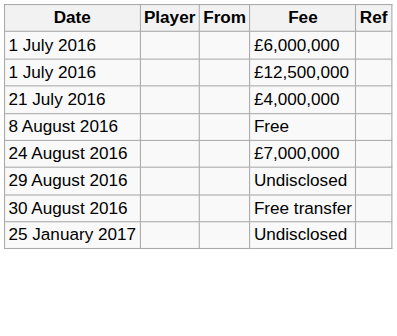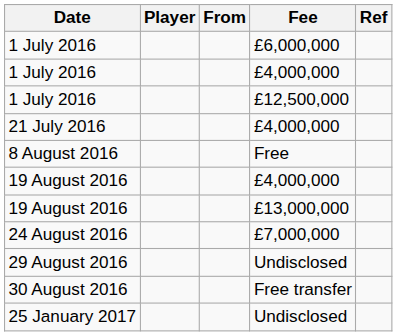+ row: (52, 72)
+ row: (68, 180)
+ row: (68, 208)
